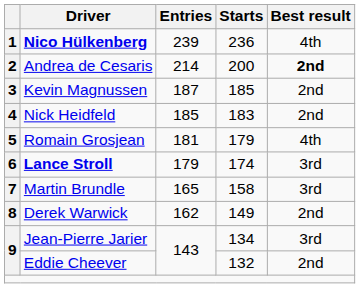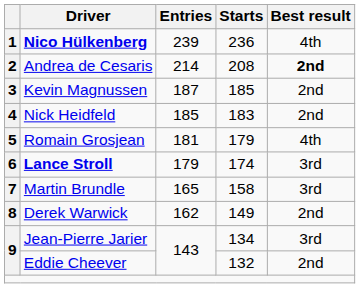(241, 66) 200 -> (241, 66) 208
